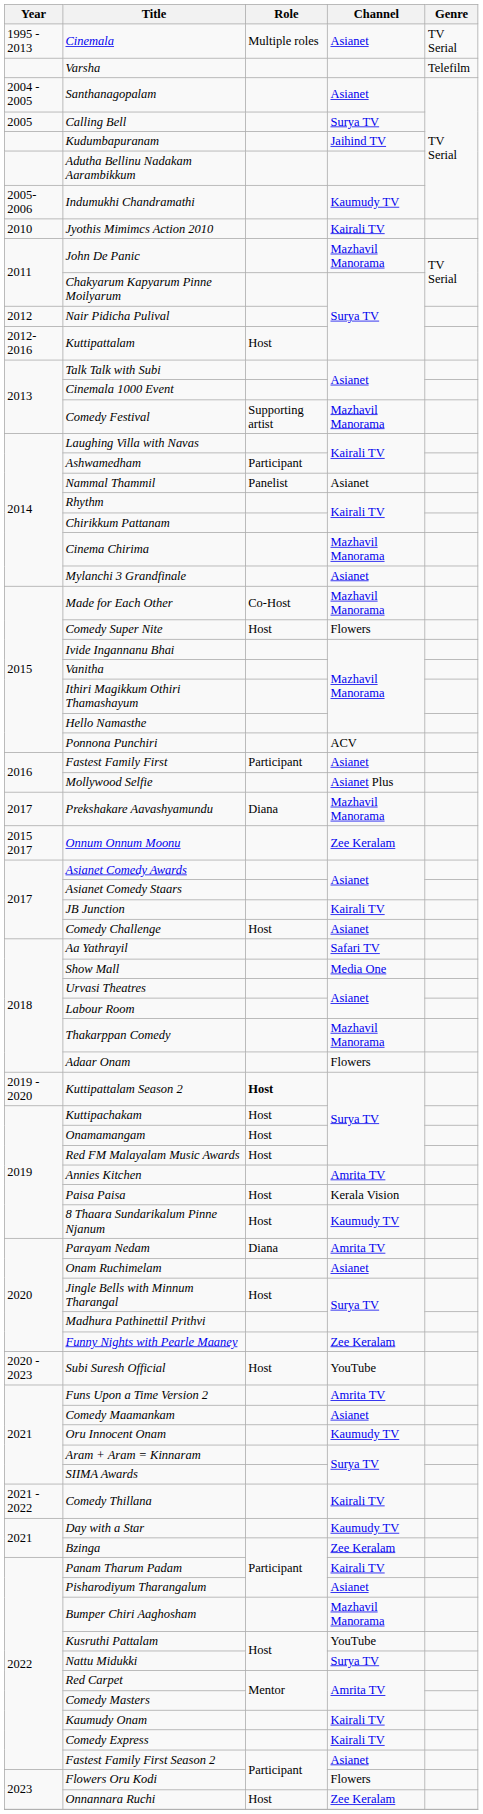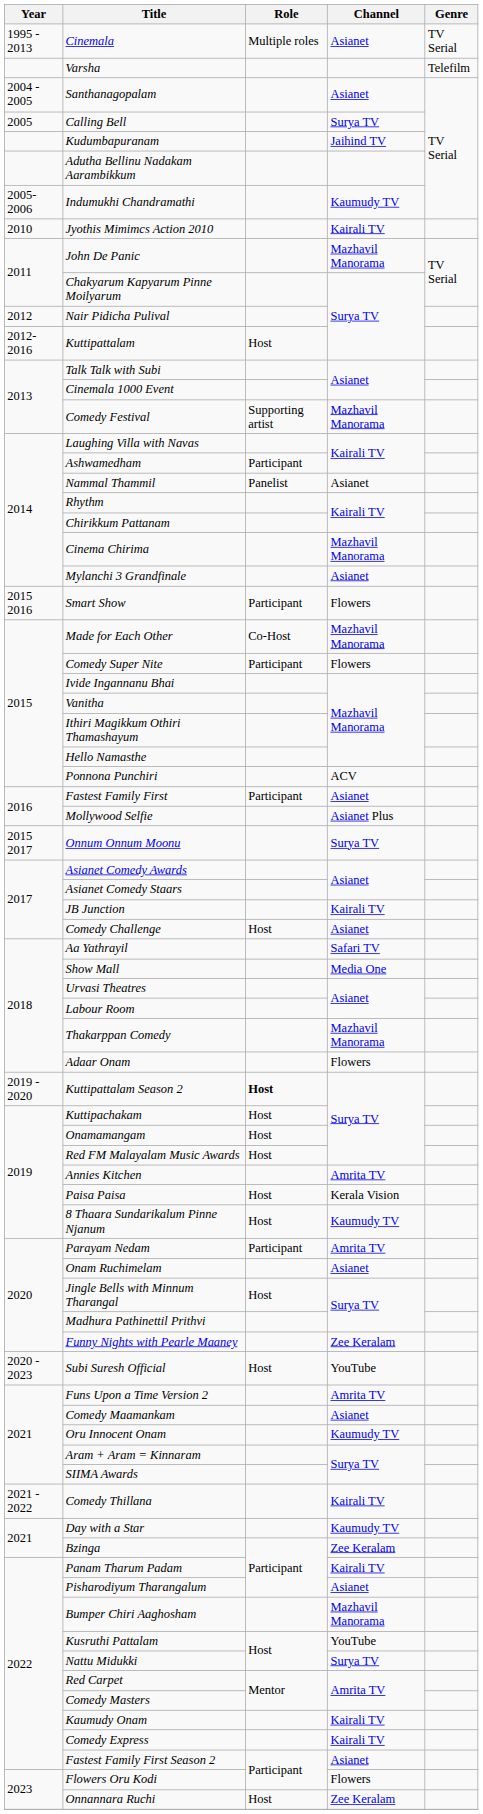+ row: (96, 603)
(260, 629) Host -> (275, 663) Participant
- row: (139, 809)
(363, 843) Zee Keralam -> (355, 843) Surya TV
(263, 1248) Diana -> (275, 1248) Participant
